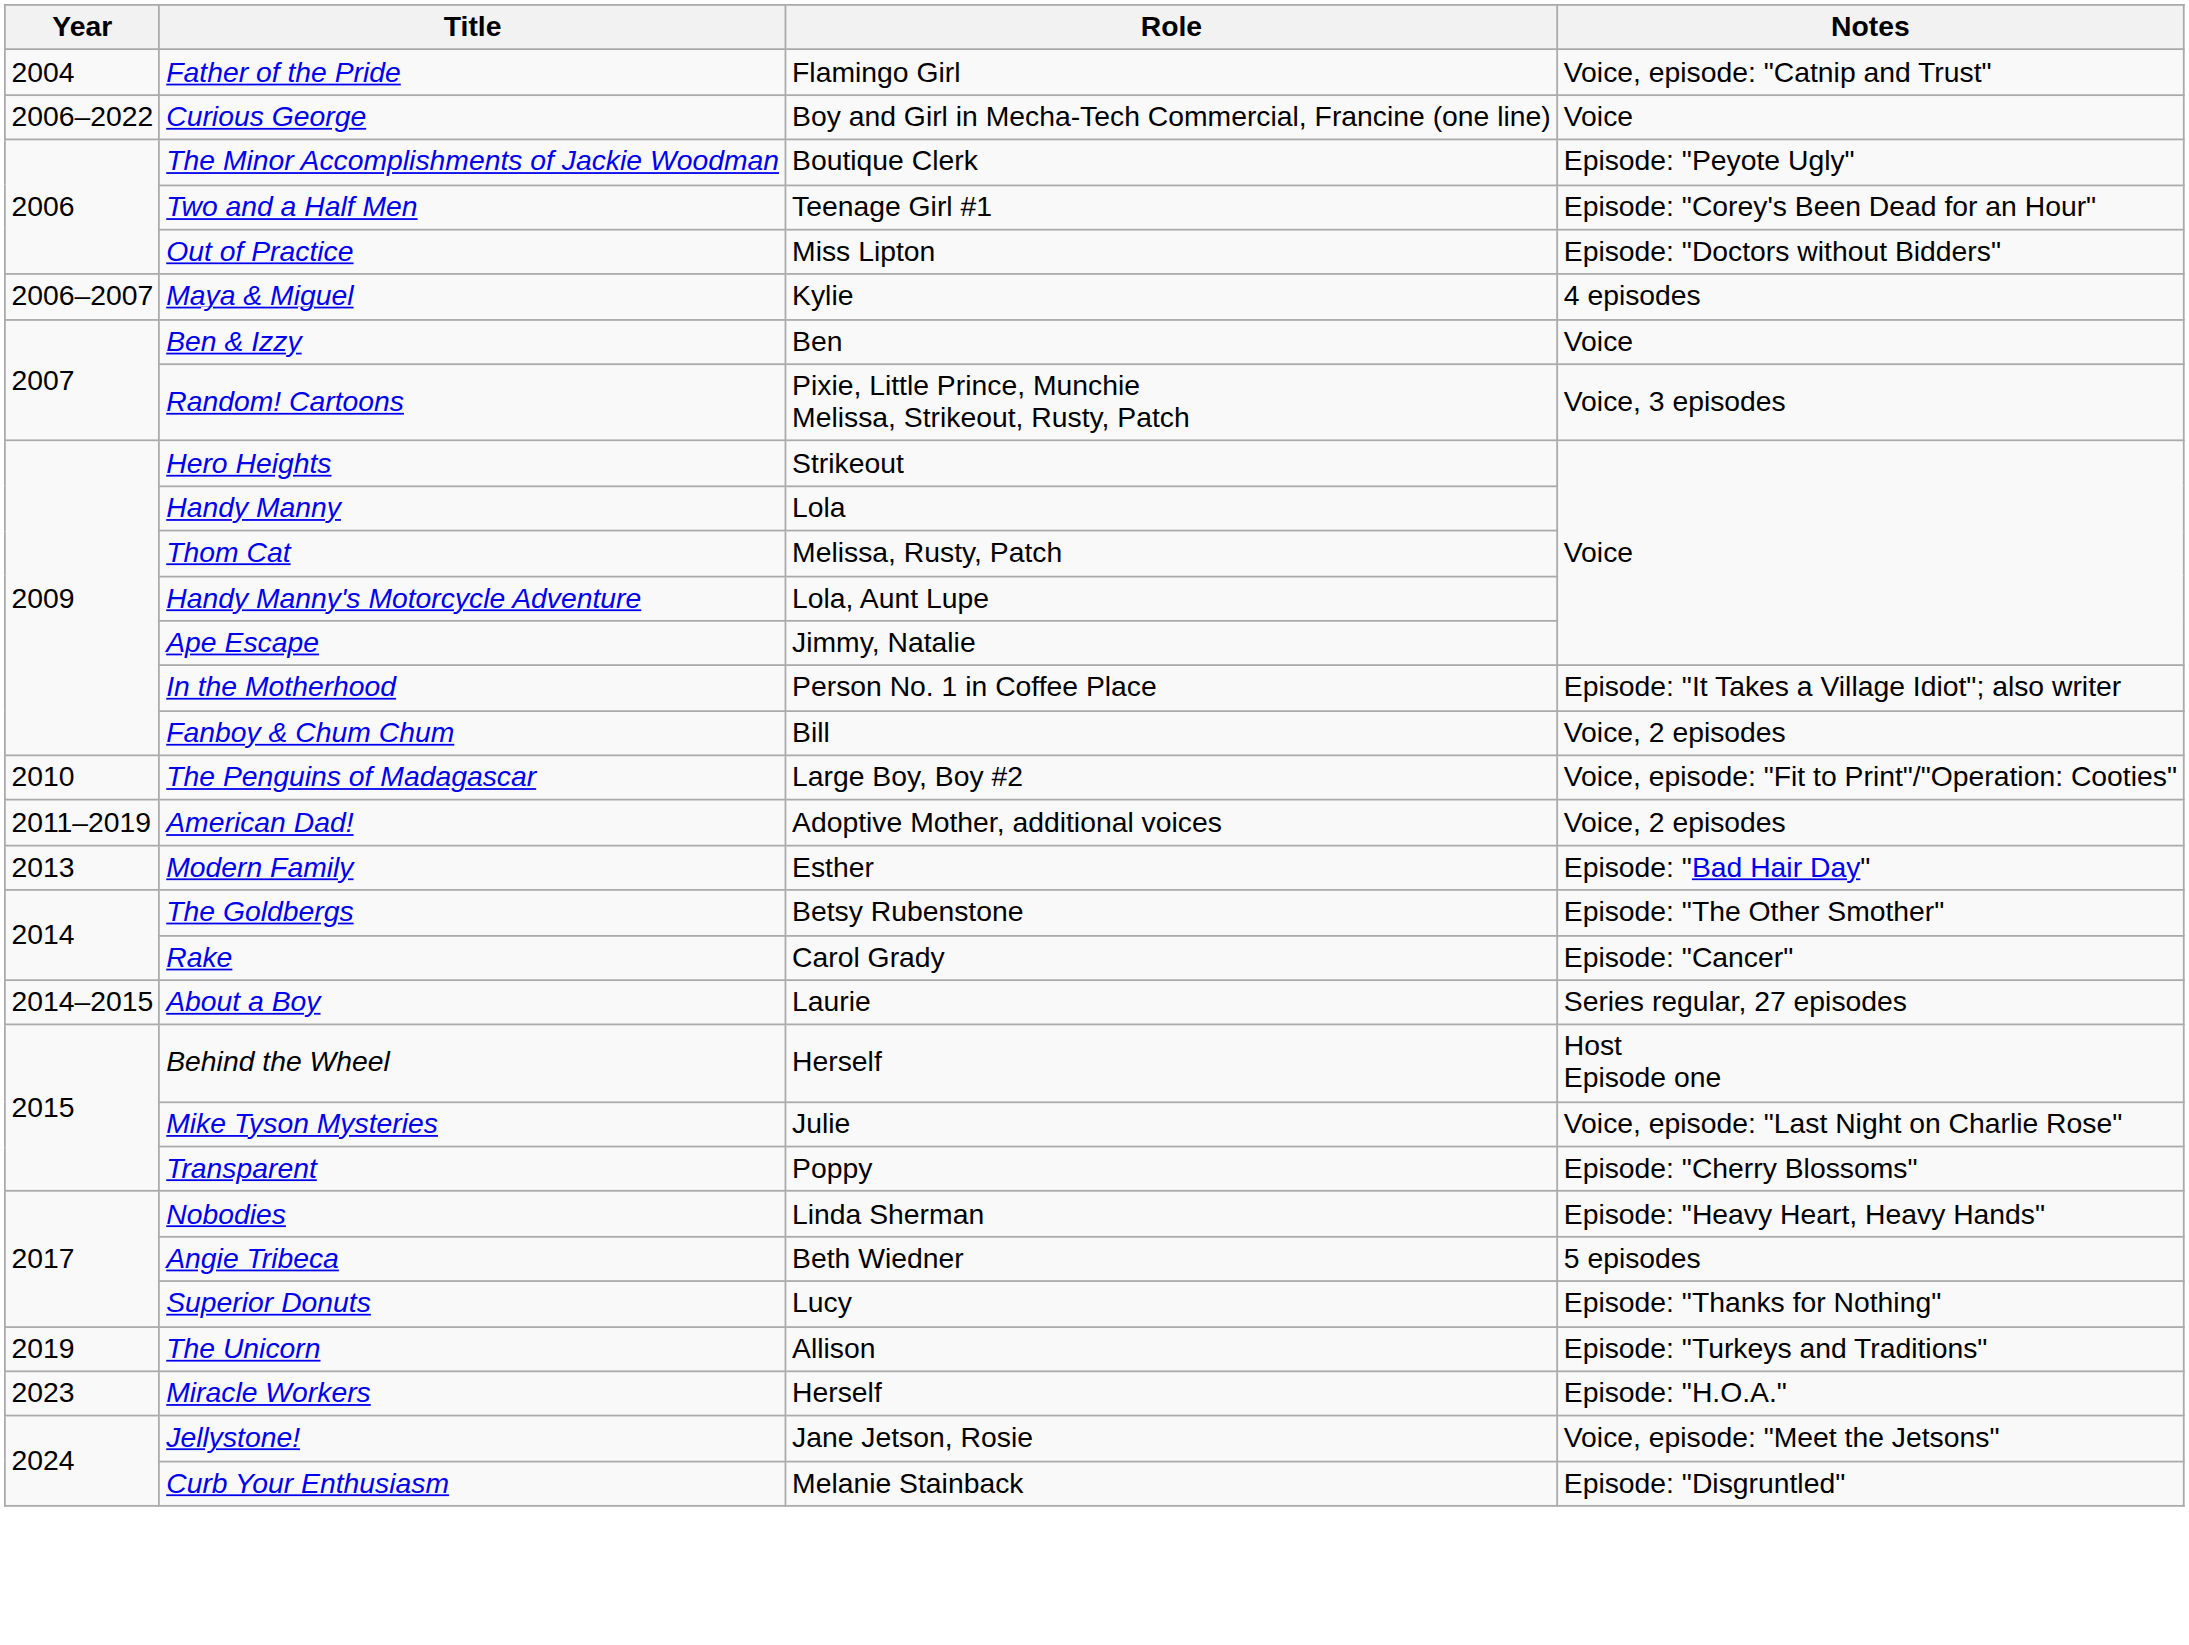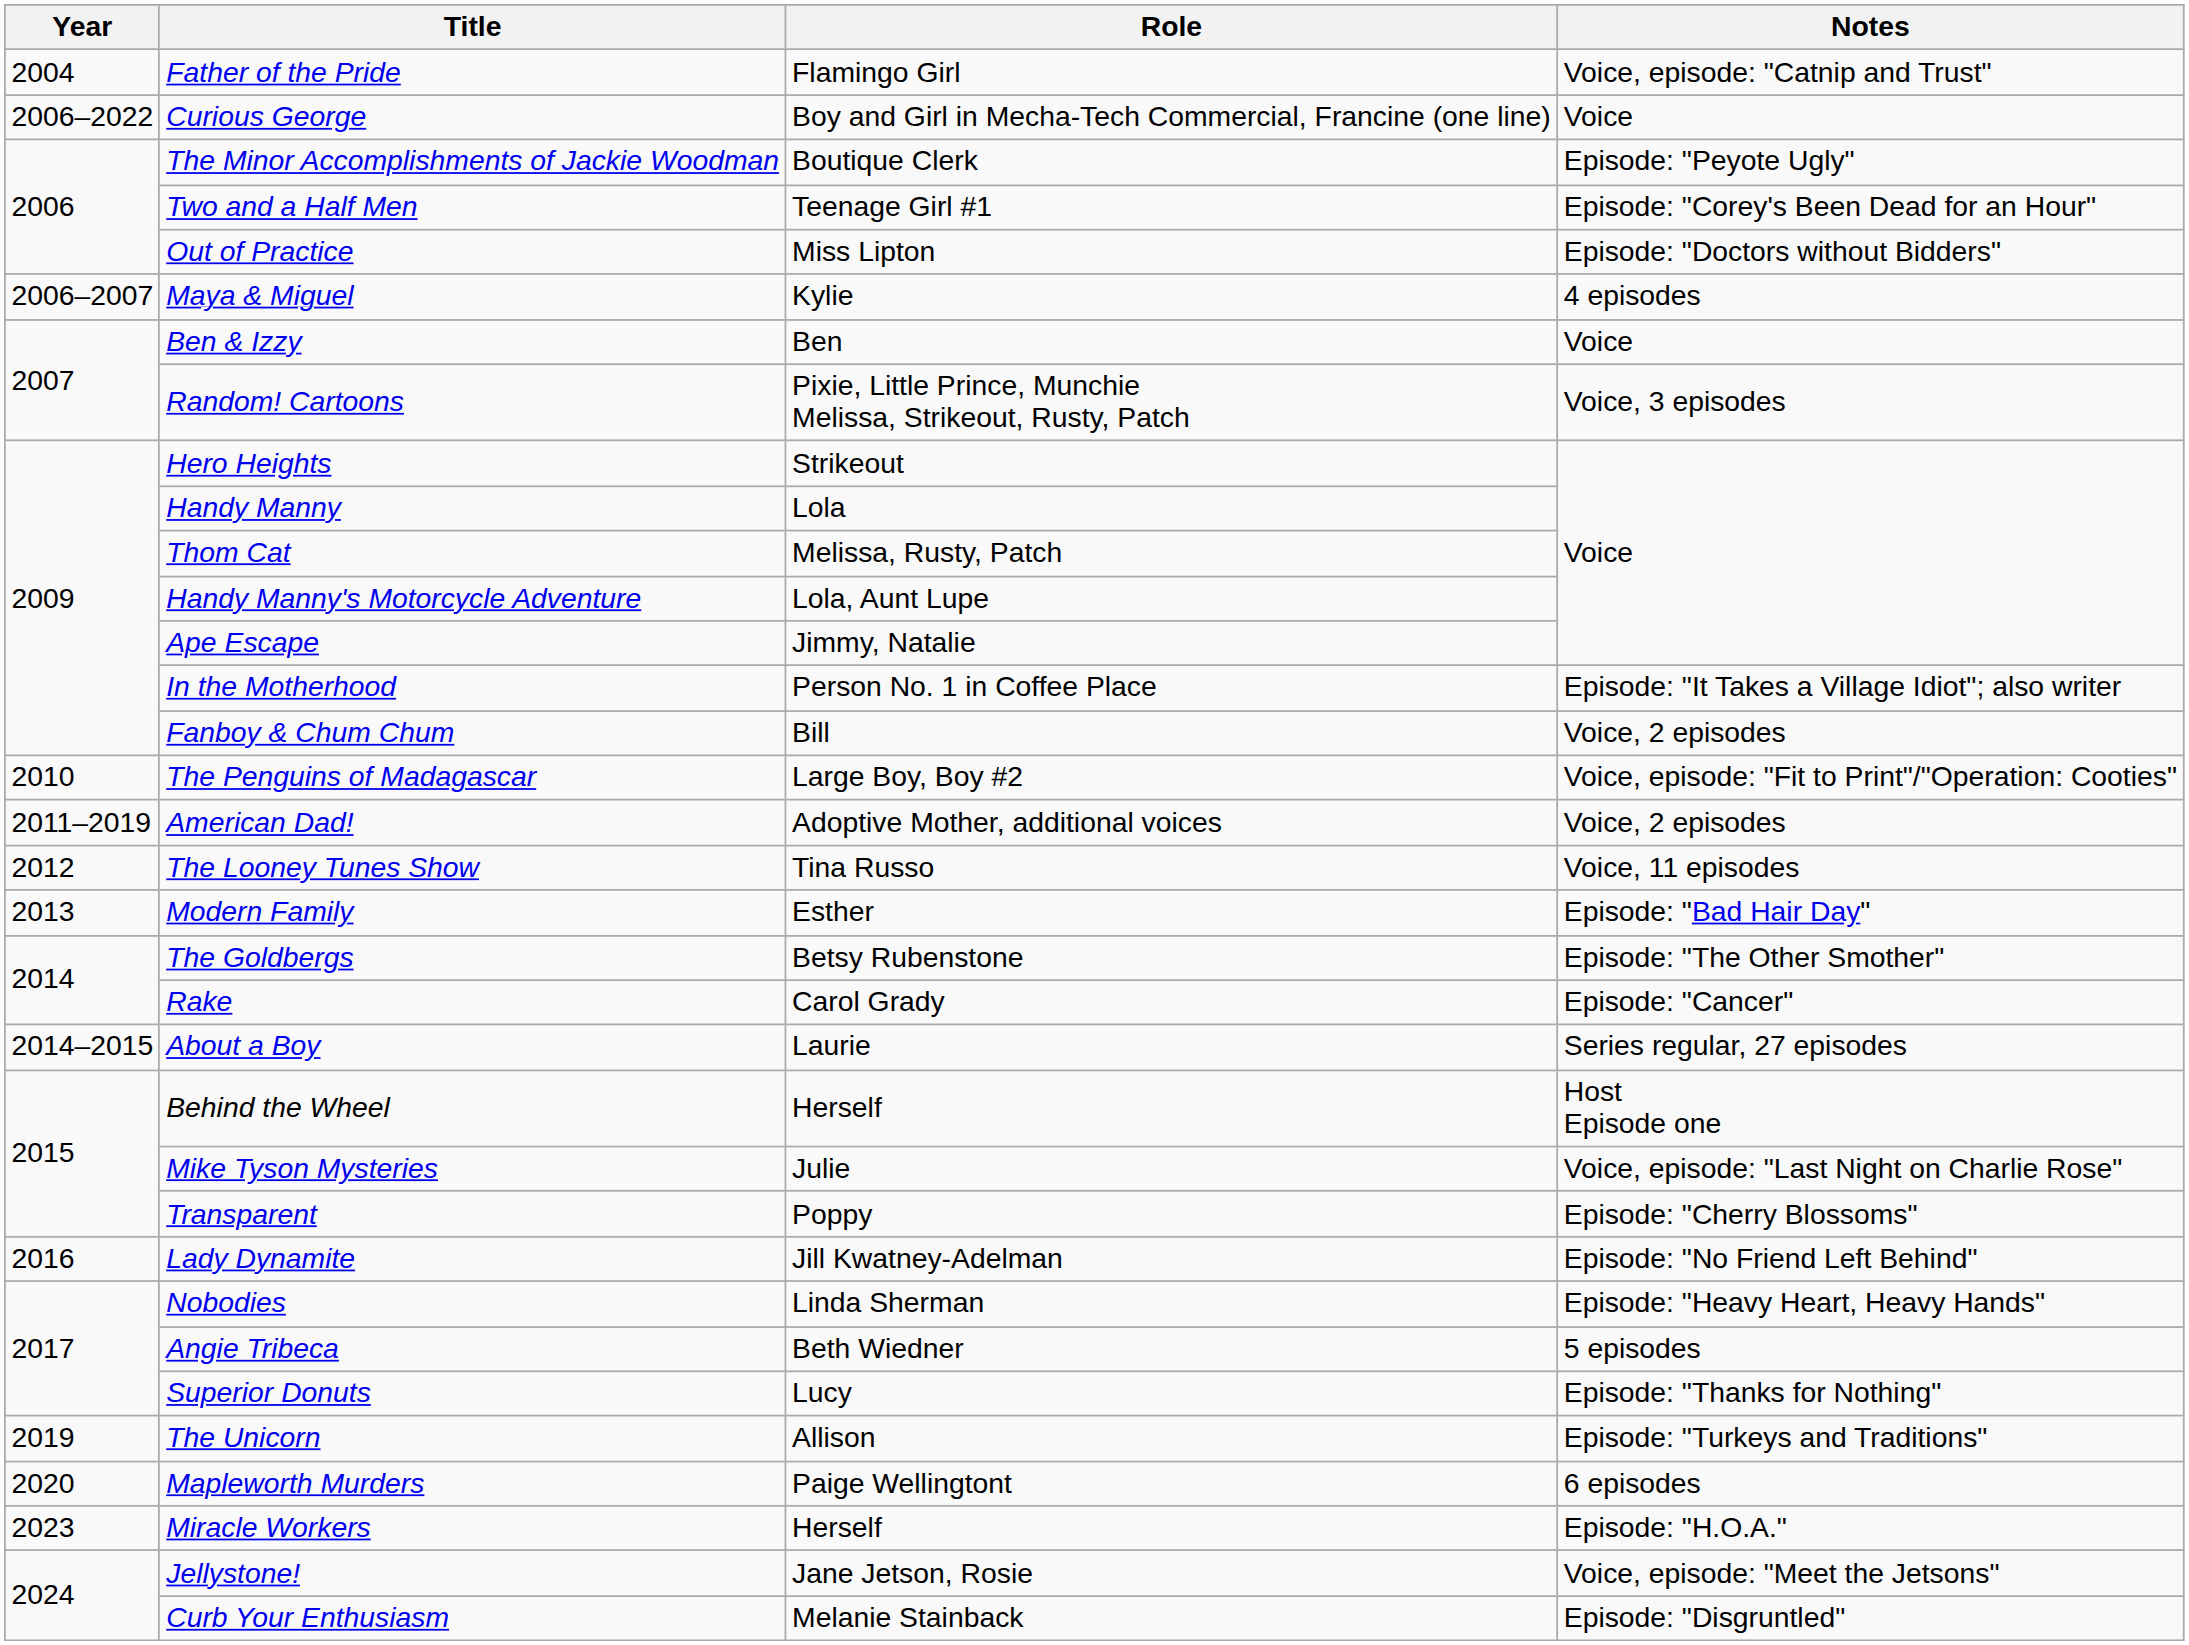+ row: (323, 867)
+ row: (261, 1258)
+ row: (295, 1483)
